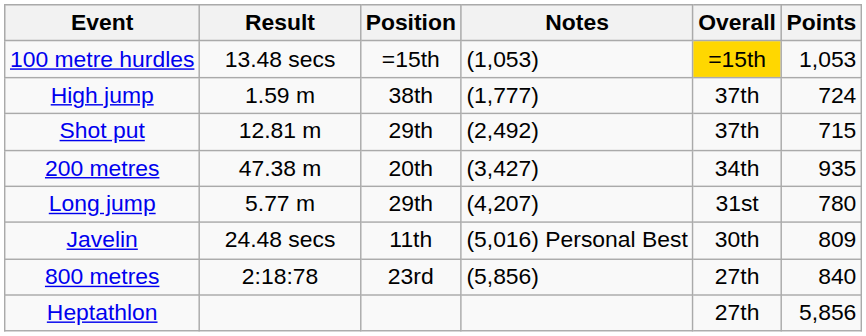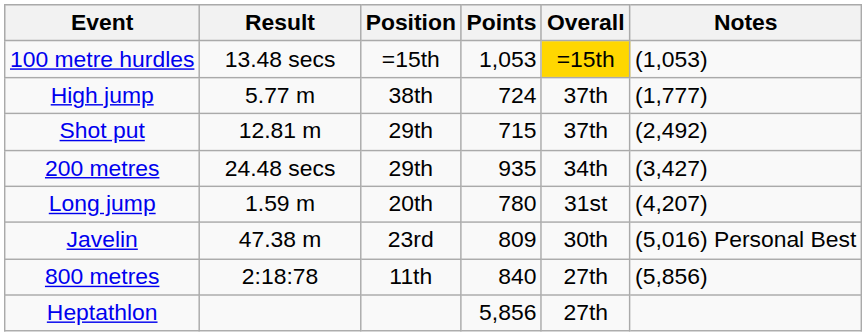columns swapped: (821, 22) <-> (577, 22)
(280, 95) 1.59 m -> (280, 95) 5.77 m
(280, 167) 47.38 m -> (280, 167) 24.48 secs
(411, 167) 20th -> (411, 167) 29th
(280, 204) 5.77 m -> (280, 204) 1.59 m
(411, 204) 29th -> (411, 204) 20th
(280, 240) 24.48 secs -> (280, 240) 47.38 m
(411, 240) 11th -> (411, 240) 23rd
(411, 276) 23rd -> (411, 276) 11th
